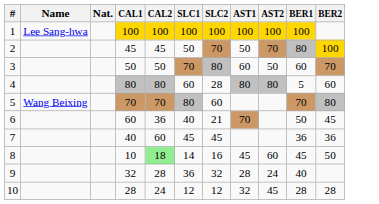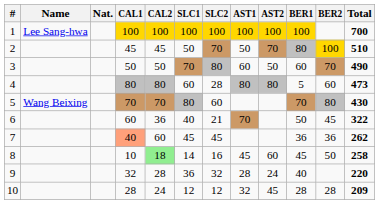+ column: (359, 13)
(130, 137) no background -> (130, 137) lightsalmon background
